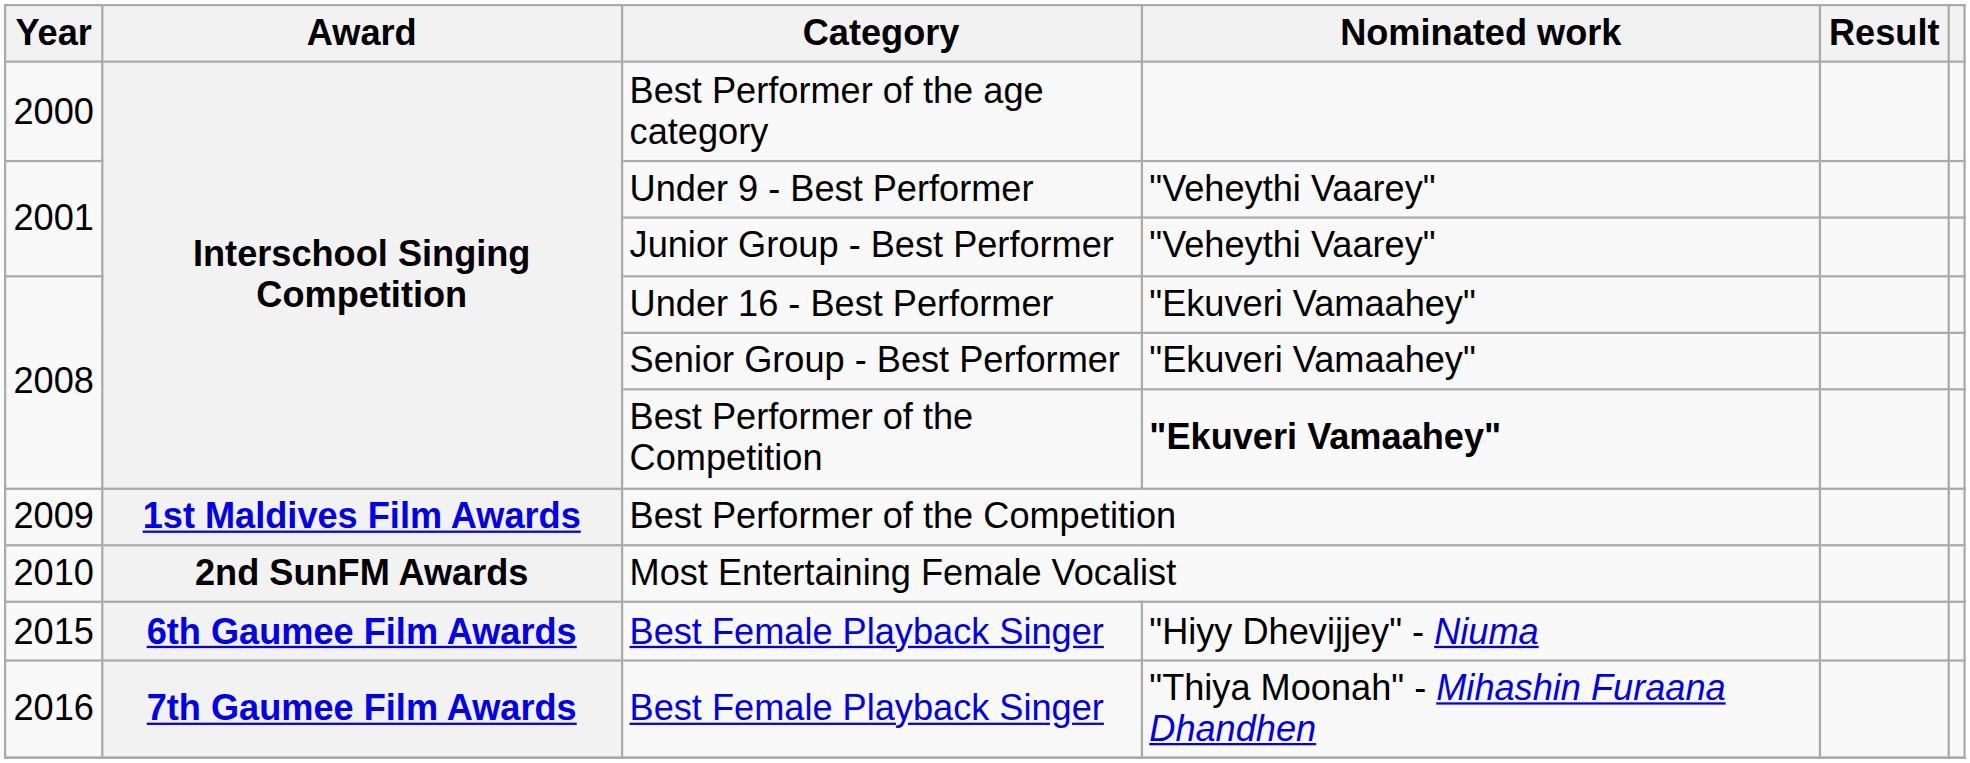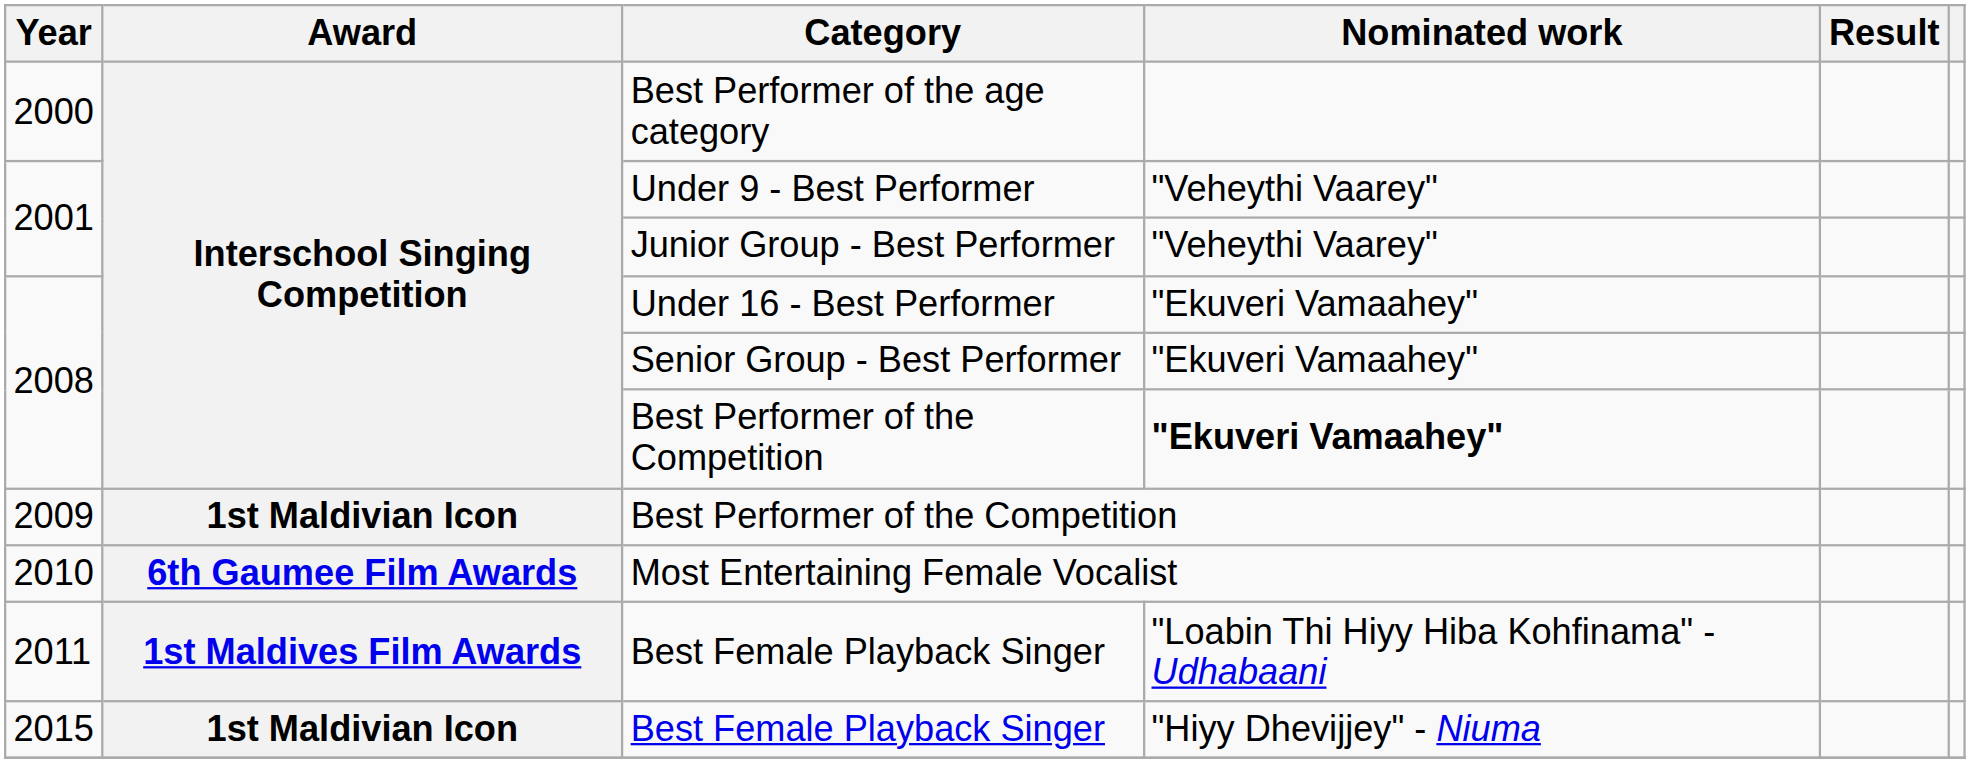(362, 515) 1st Maldives Film Awards -> (362, 515) 1st Maldivian Icon
(362, 573) 2nd SunFM Awards -> (362, 573) 6th Gaumee Film Awards
+ row: (52, 651)
(362, 630) 6th Gaumee Film Awards -> (362, 728) 1st Maldivian Icon
- row: (54, 708)
